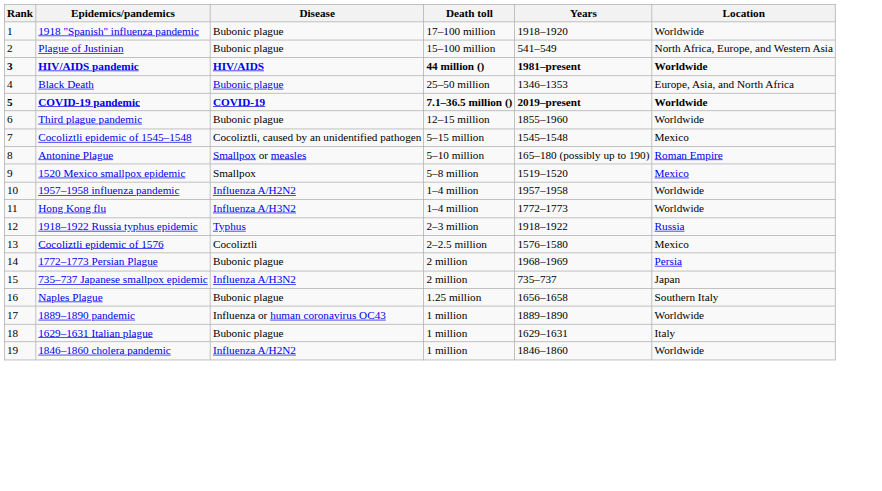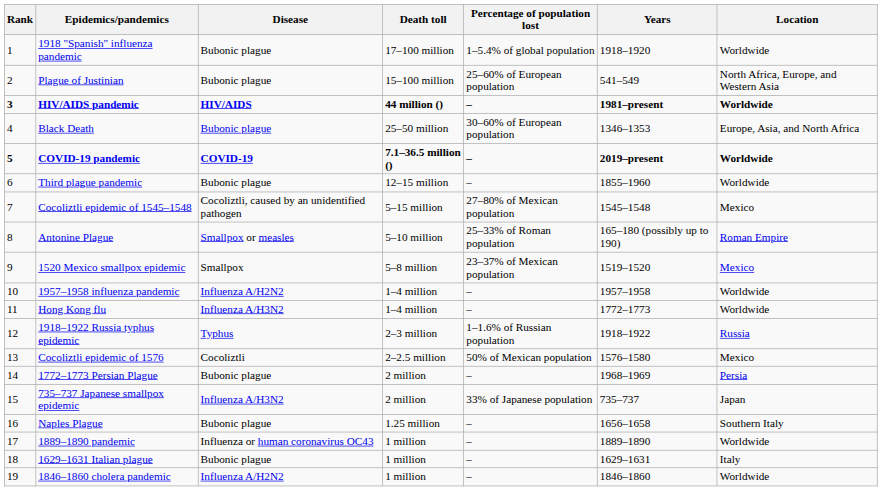+ column: (531, 19)
